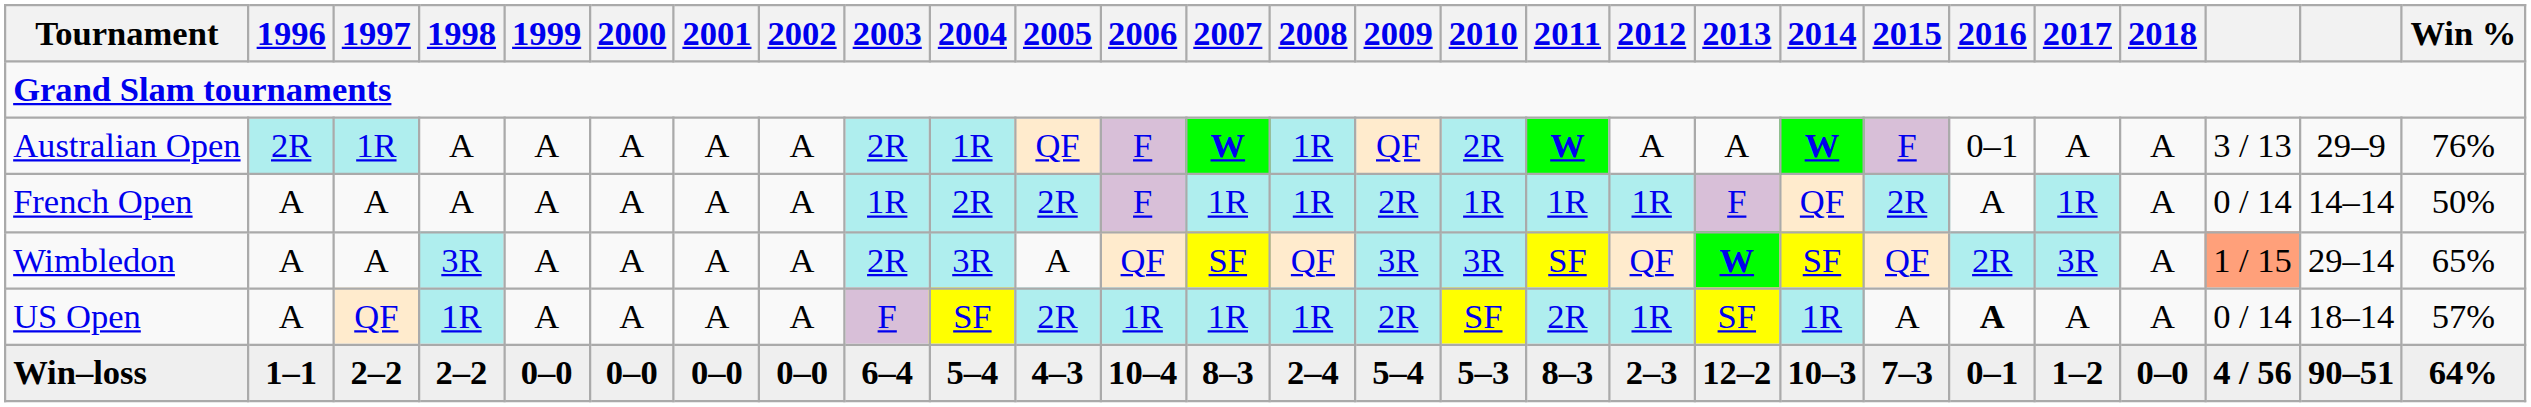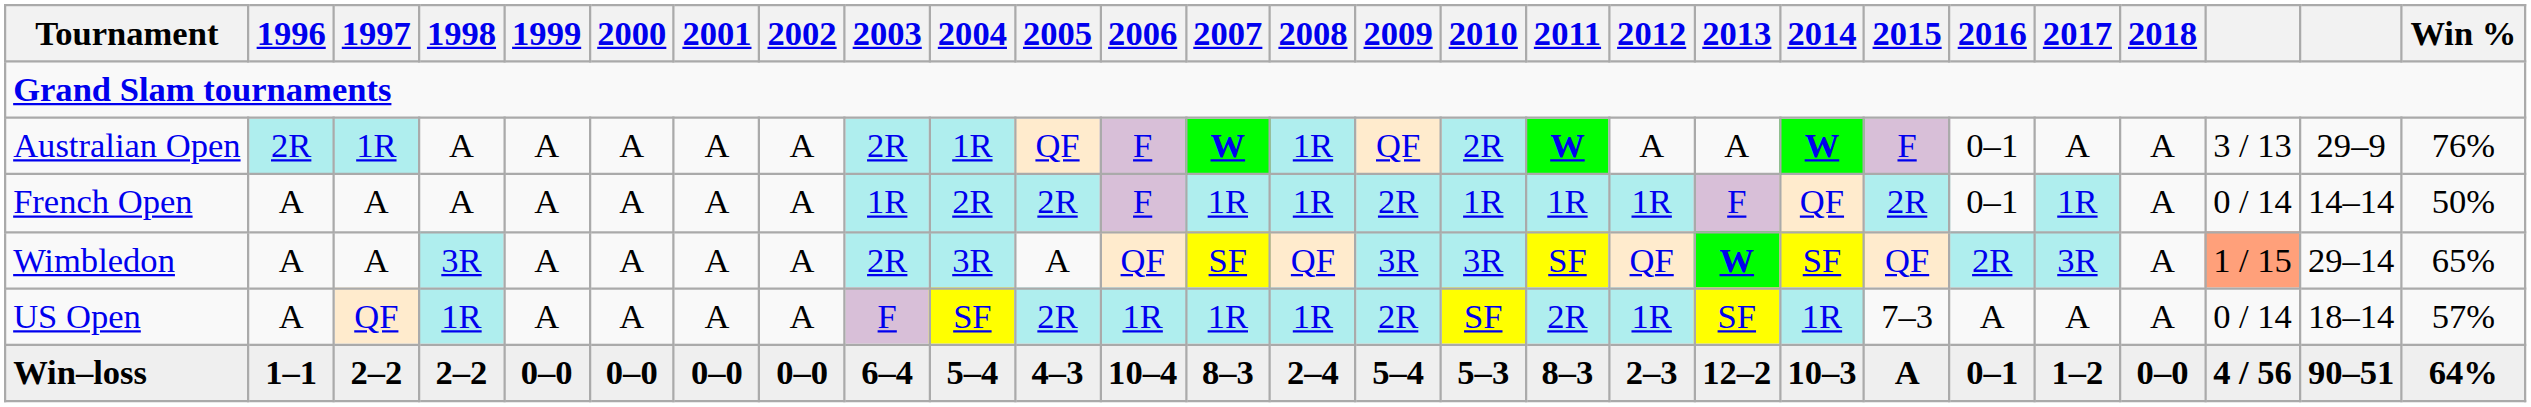(1992, 202) A -> (1992, 202) 0–1
(1907, 315) A -> (1907, 315) 7–3
(1992, 315) bold -> (1992, 315) normal
(1907, 372) 7–3 -> (1907, 372) A
